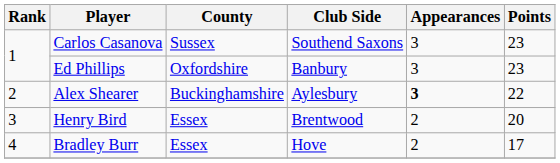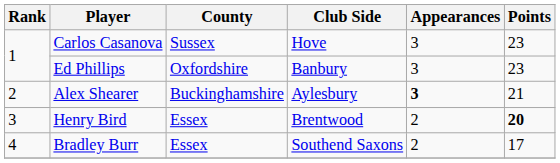(347, 42) Southend Saxons -> (309, 42) Hove
(516, 94) 22 -> (516, 94) 21
(516, 119) normal -> (516, 119) bold
(309, 145) Hove -> (347, 145) Southend Saxons
